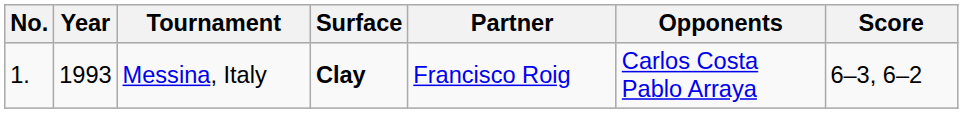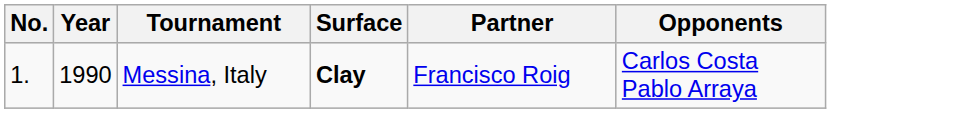- column: (891, 23)
(85, 75) 1993 -> (85, 75) 1990
